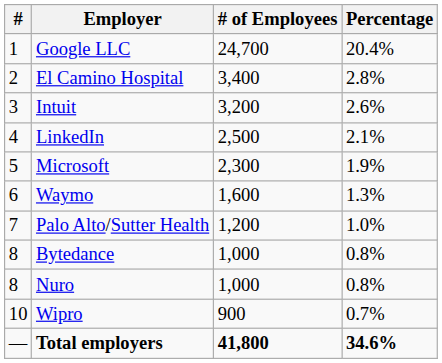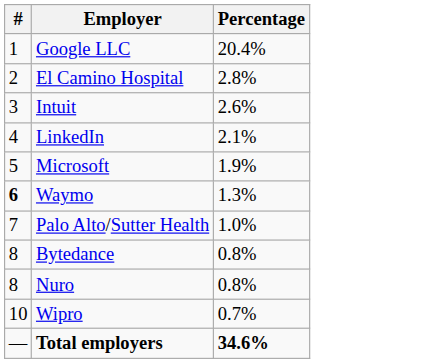- column: (278, 19)
(13, 195) normal -> (13, 195) bold
